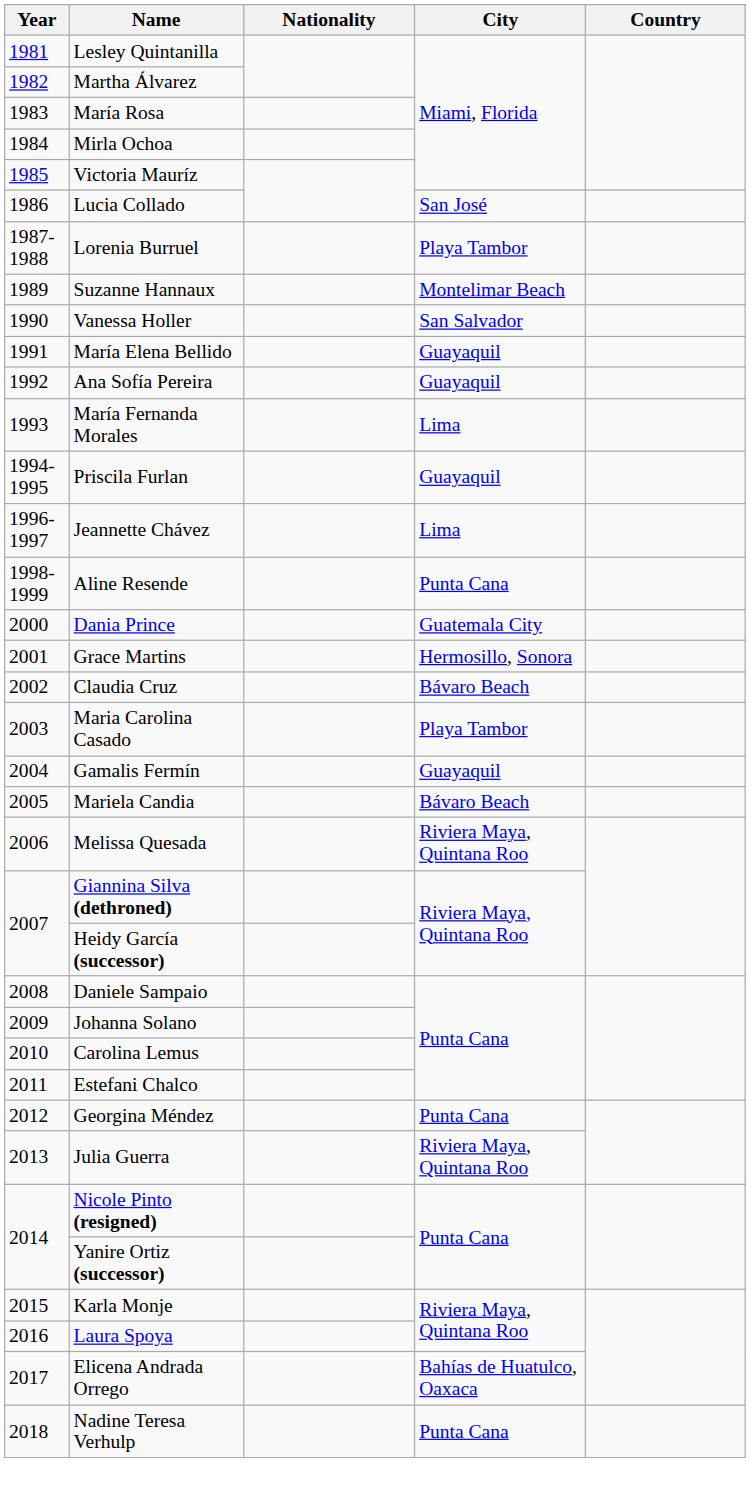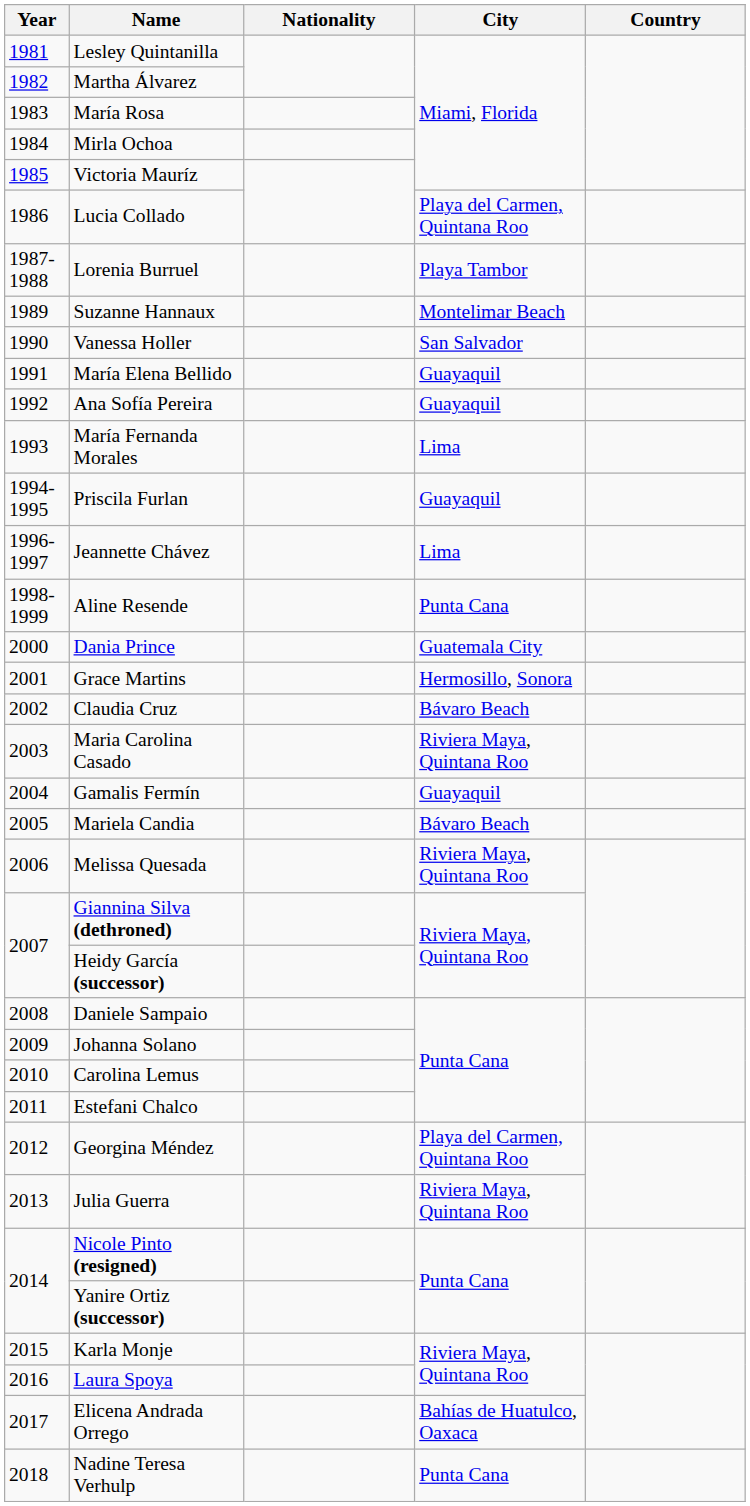(453, 205) San José -> (491, 216) Playa del Carmen, Quintana Roo
(473, 728) Playa Tambor -> (475, 750) Riviera Maya, Quintana Roo
(464, 1115) Punta Cana -> (491, 1148) Playa del Carmen, Quintana Roo
